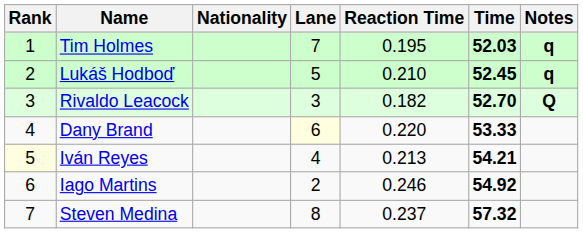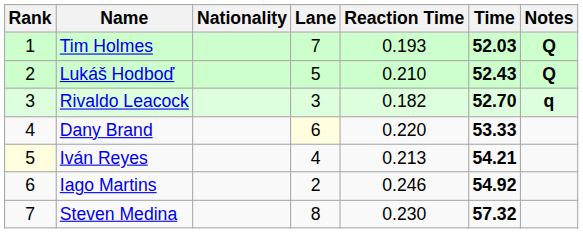(404, 46) 0.195 -> (404, 46) 0.193
(549, 46) q -> (549, 46) Q
(494, 74) 52.45 -> (494, 74) 52.43
(549, 74) q -> (549, 74) Q
(549, 102) Q -> (549, 102) q
(404, 213) 0.237 -> (404, 213) 0.230
